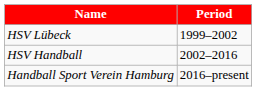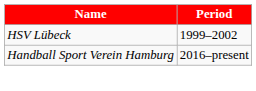- row: (45, 55)
